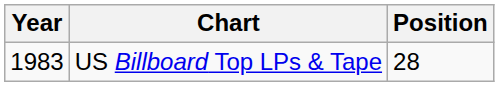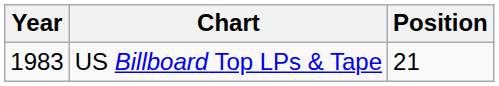(406, 61) 28 -> (406, 61) 21
